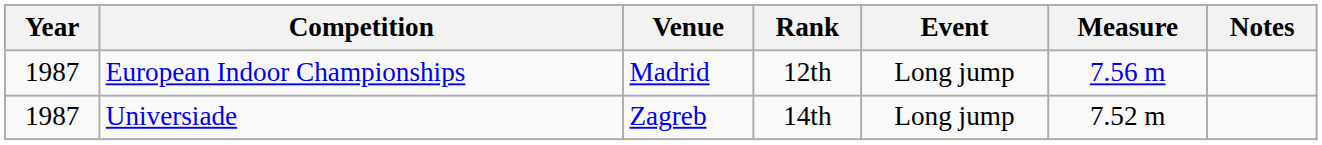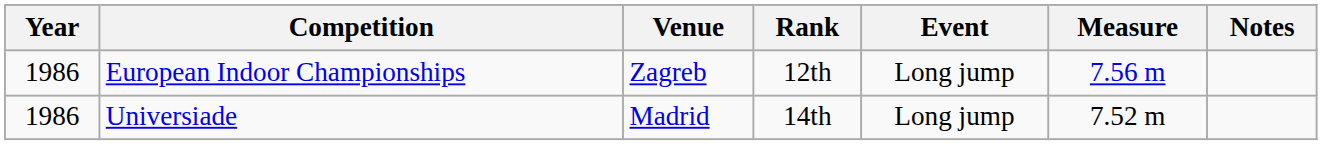(52, 72) 1987 -> (52, 72) 1986
(670, 72) Madrid -> (668, 72) Zagreb
(52, 117) 1987 -> (52, 117) 1986
(668, 117) Zagreb -> (670, 117) Madrid
